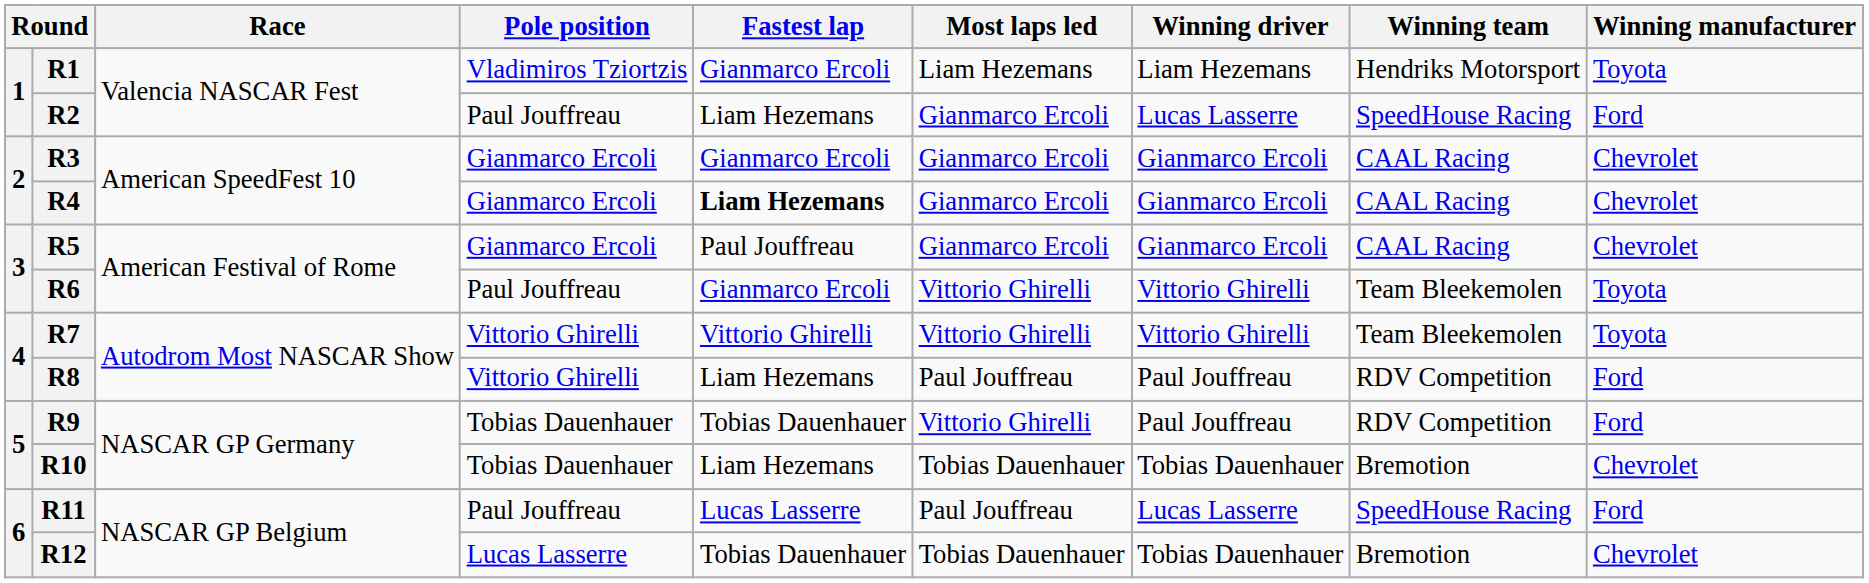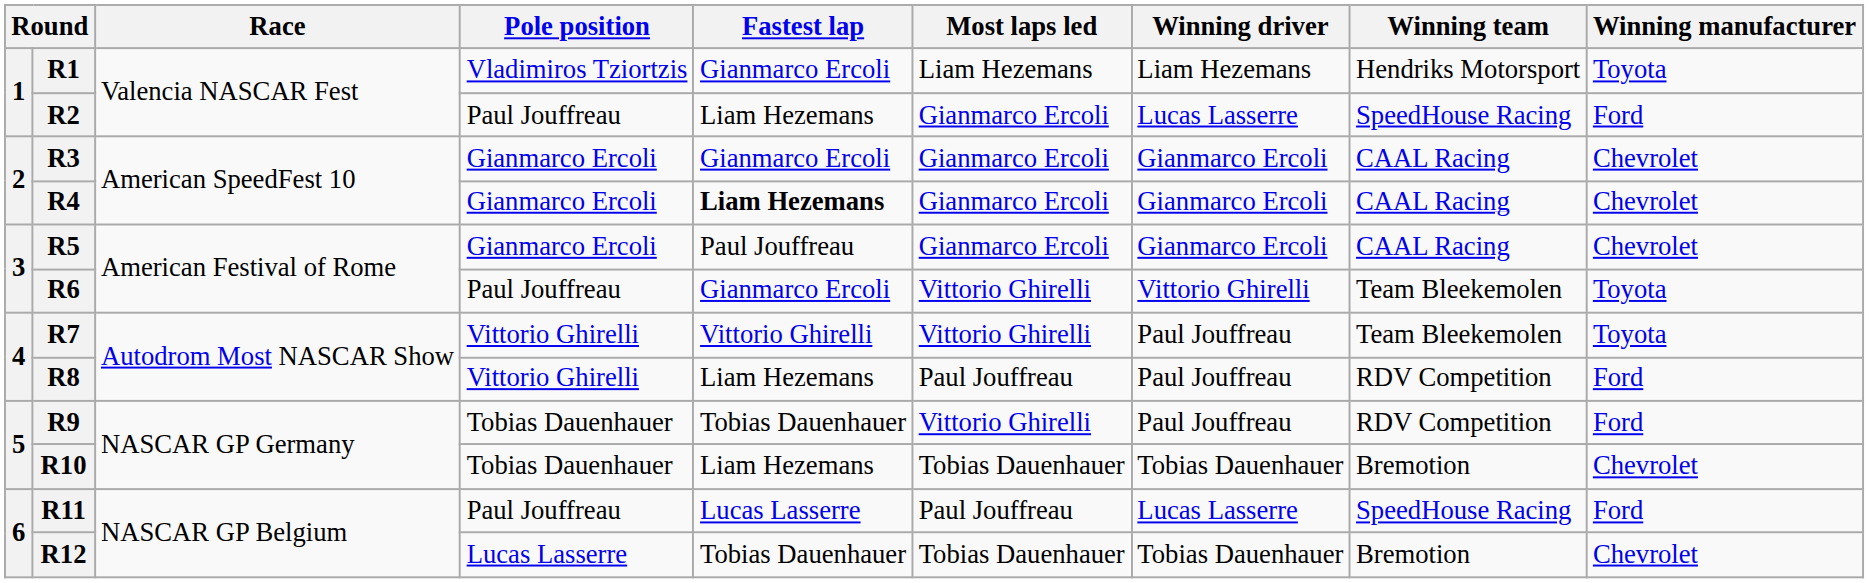(1224, 333) Vittorio Ghirelli -> (1214, 333) Paul Jouffreau
